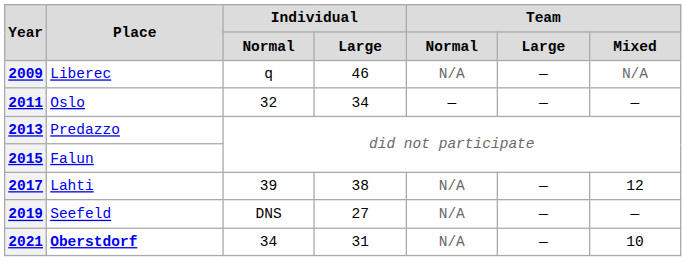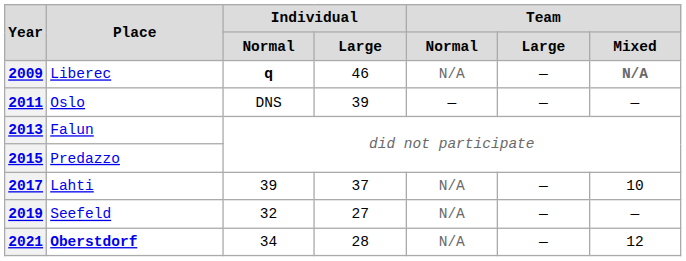(269, 75) normal -> (269, 75) bold
(635, 75) normal -> (635, 75) bold
(269, 103) 32 -> (269, 103) DNS
(360, 103) 34 -> (360, 103) 39
(85, 130) Predazzo -> (72, 130) Falun
(72, 158) Falun -> (85, 158) Predazzo
(360, 186) 38 -> (360, 186) 37
(635, 186) 12 -> (635, 186) 10
(269, 214) DNS -> (269, 214) 32
(360, 242) 31 -> (360, 242) 28
(635, 242) 10 -> (635, 242) 12
